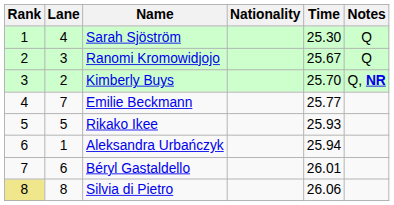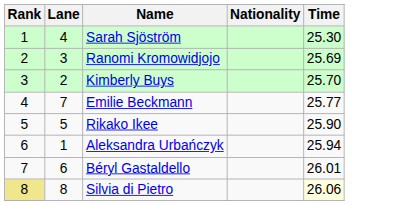- column: (367, 15)
(324, 59) 25.67 -> (324, 59) 25.69
(324, 124) 25.93 -> (324, 124) 25.90
(324, 189) no background -> (324, 189) lightyellow background
